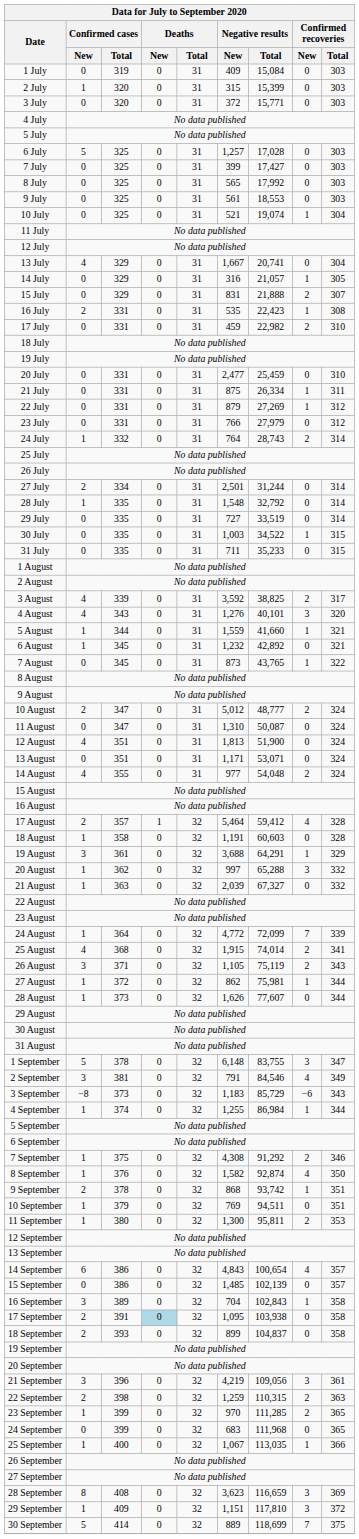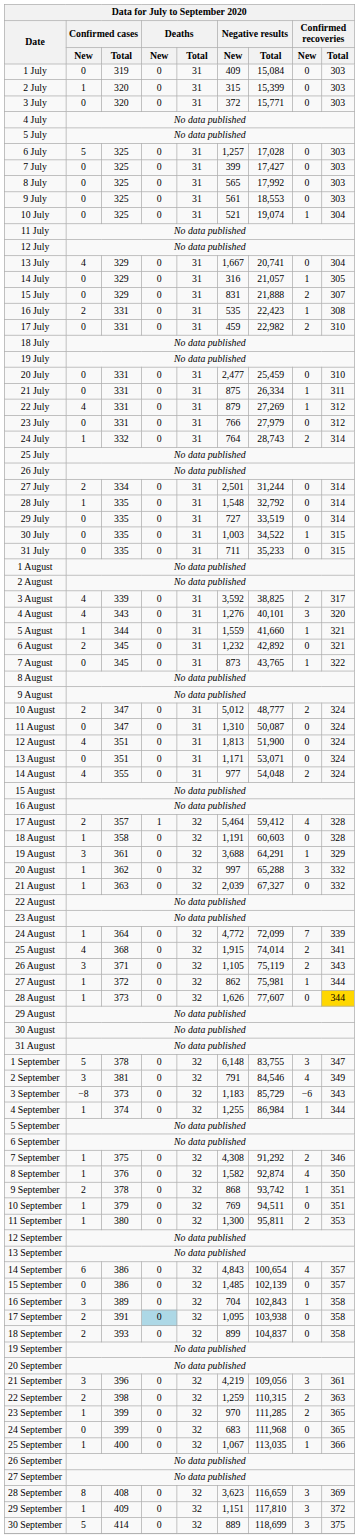(84, 406) 0 -> (84, 406) 4
(84, 646) 1 -> (84, 646) 2
(338, 998) no background -> (338, 998) gold background
(307, 1525) 7 -> (307, 1525) 3
